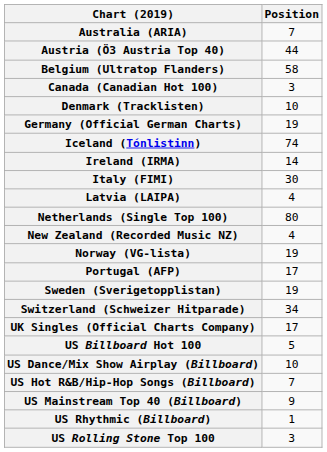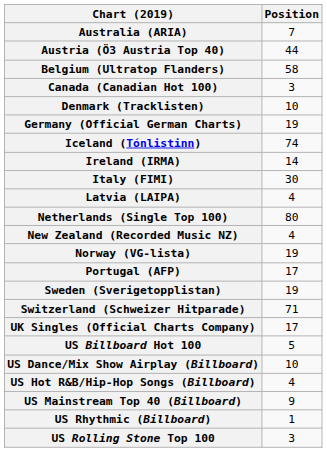(292, 309) 34 -> (292, 309) 71
(292, 382) 7 -> (292, 382) 4
